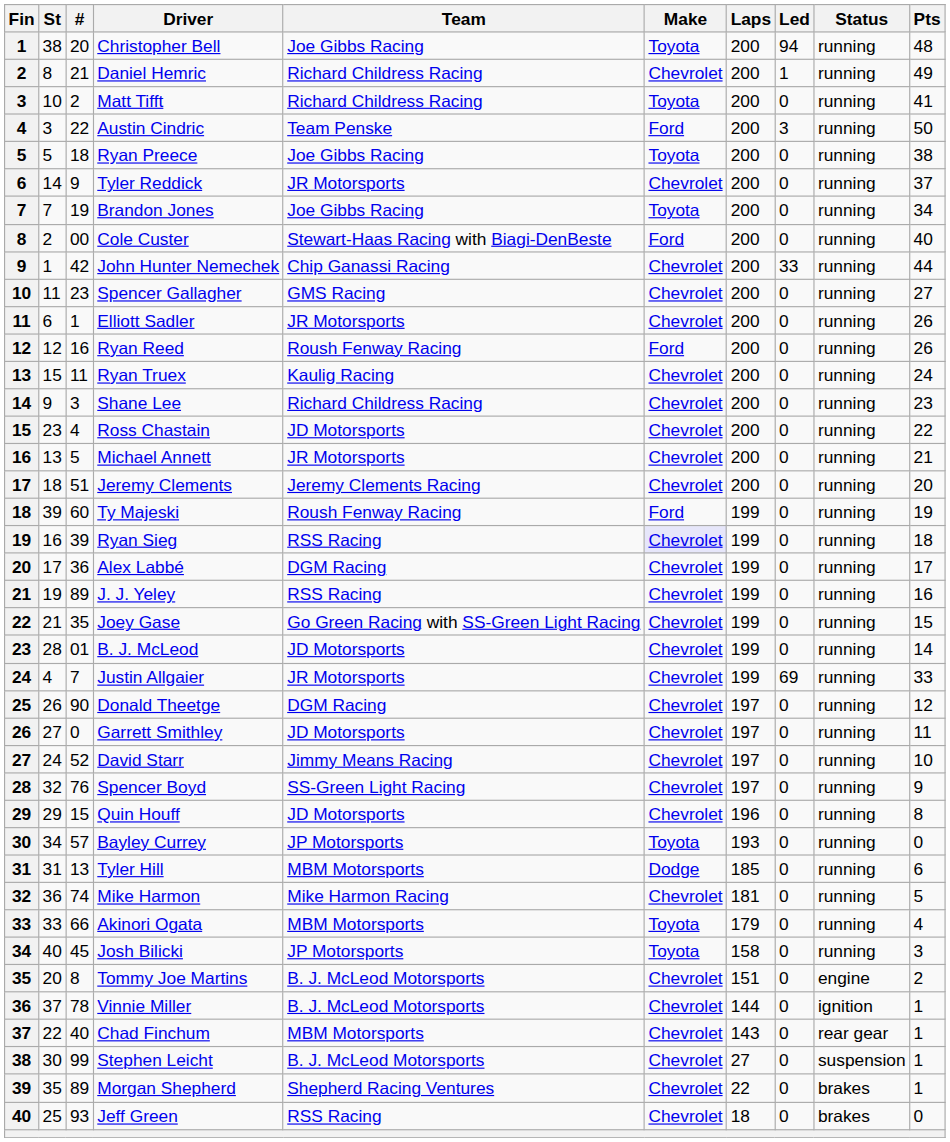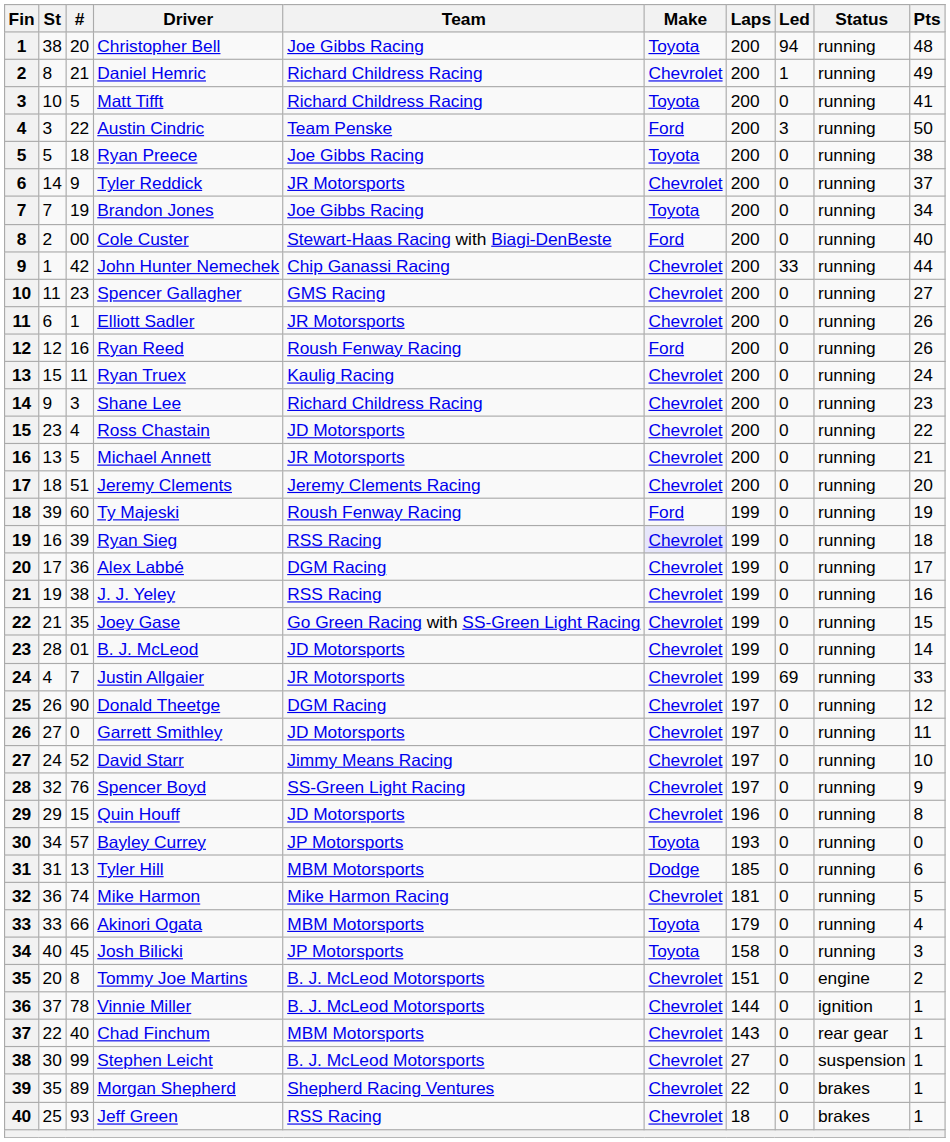(75, 101) 2 -> (75, 101) 5
(80, 595) 89 -> (80, 595) 38
(918, 1116) 0 -> (918, 1116) 1
